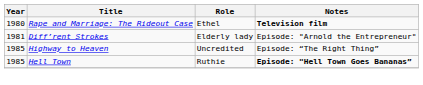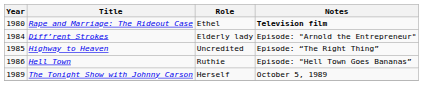(16, 36) 1981 -> (16, 36) 1984
(16, 62) 1985 -> (16, 62) 1986
(334, 62) bold -> (334, 62) normal
+ row: (111, 74)
